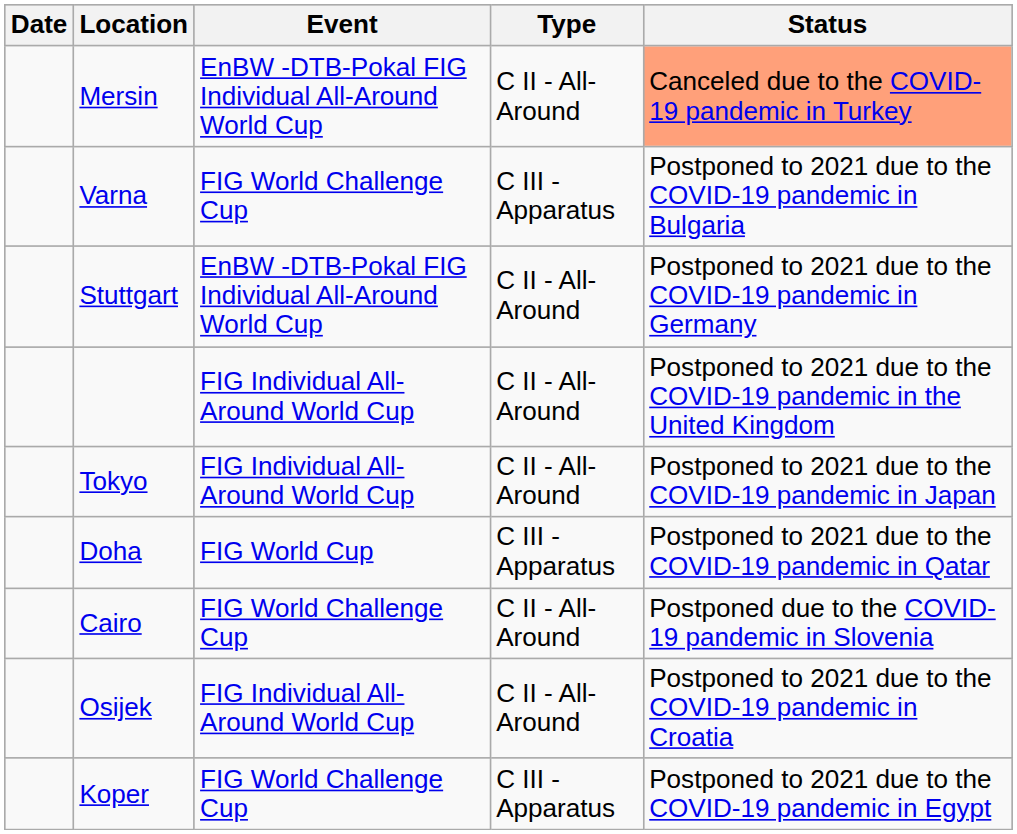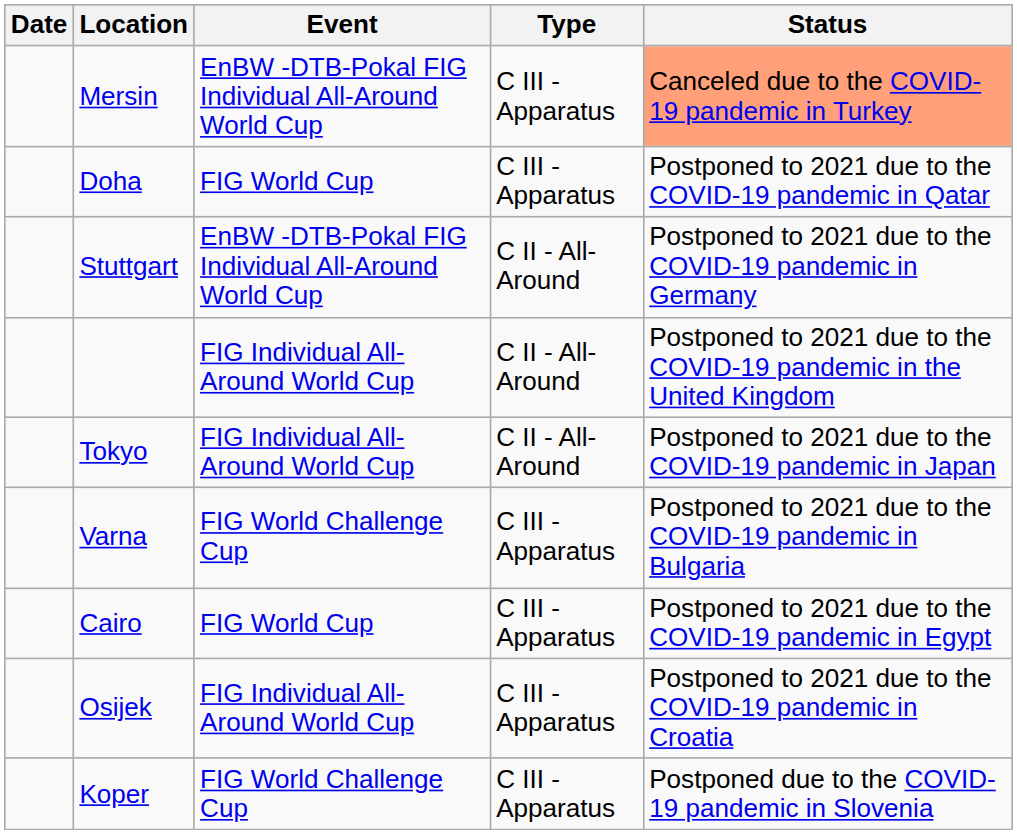(546, 95) C II - All-Around -> (556, 95) C III - Apparatus
rows swapped: (111, 552) <-> (113, 195)
(322, 622) FIG World Challenge Cup -> (287, 622) FIG World Cup
(546, 622) C II - All-Around -> (556, 622) C III - Apparatus
(822, 622) Postponed due to the COVID-19 pandemic in Slovenia -> (820, 622) Postponed to 2021 due to the COVID-19 pandemic in Egypt
(546, 708) C II - All-Around -> (556, 708) C III - Apparatus
(820, 793) Postponed to 2021 due to the COVID-19 pandemic in Egypt -> (822, 793) Postponed due to the COVID-19 pandemic in Slovenia
